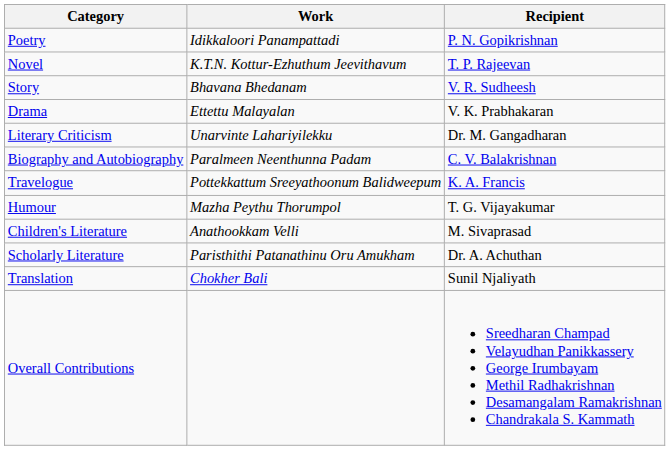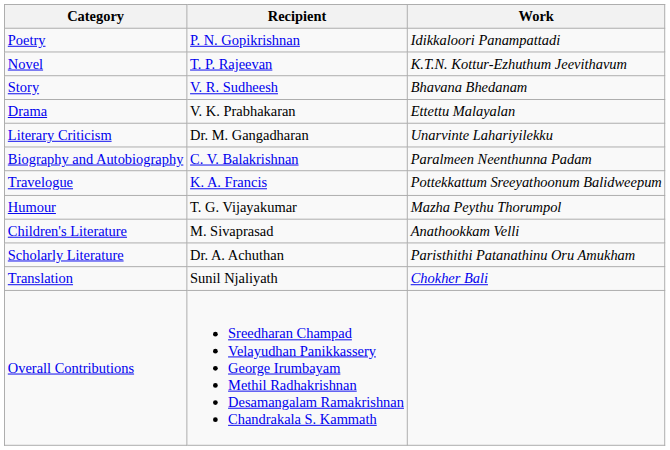columns swapped: (555, 16) <-> (316, 16)
